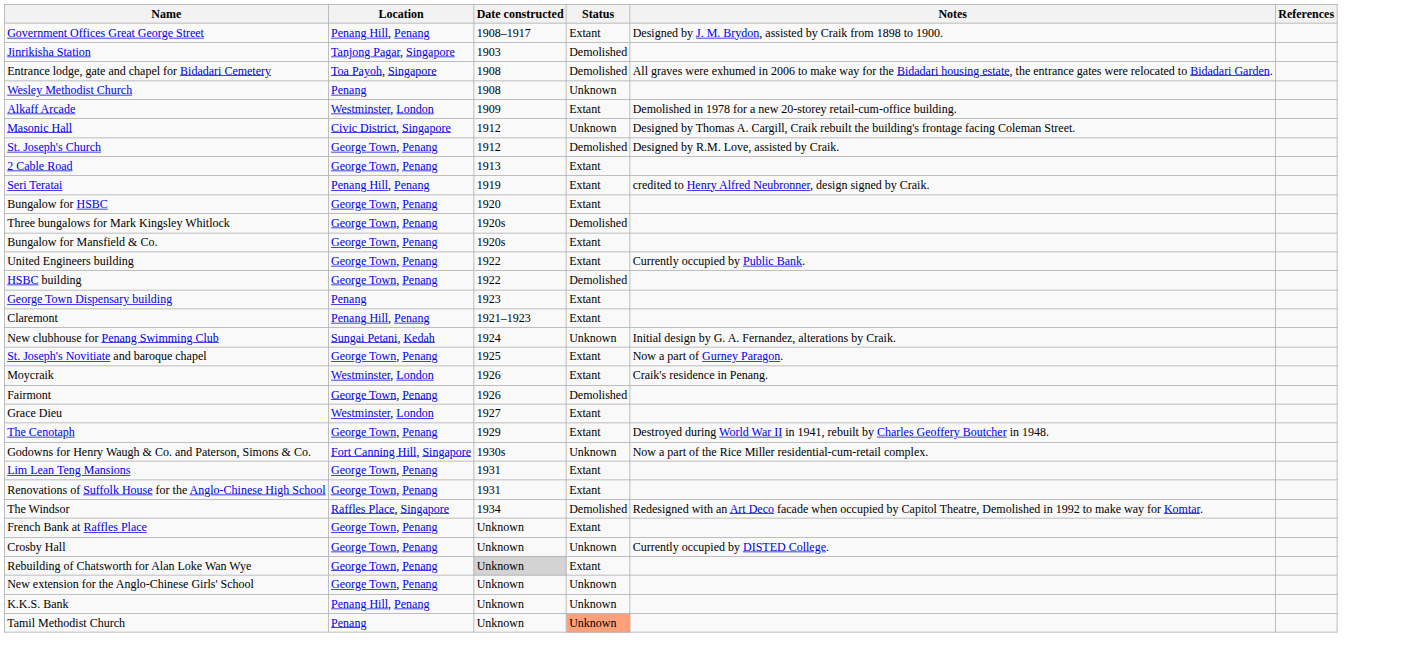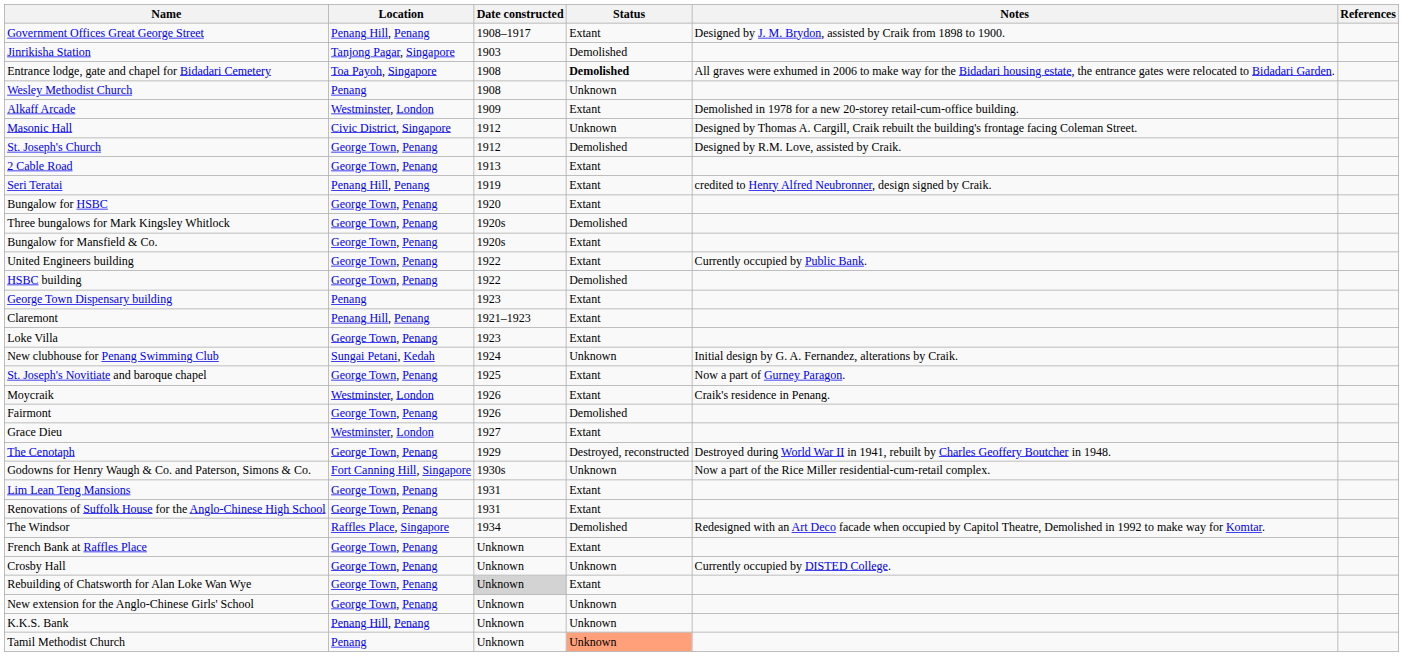(598, 71) normal -> (599, 71) bold
+ row: (32, 337)
(585, 432) Extant -> (629, 451) Destroyed, reconstructed
